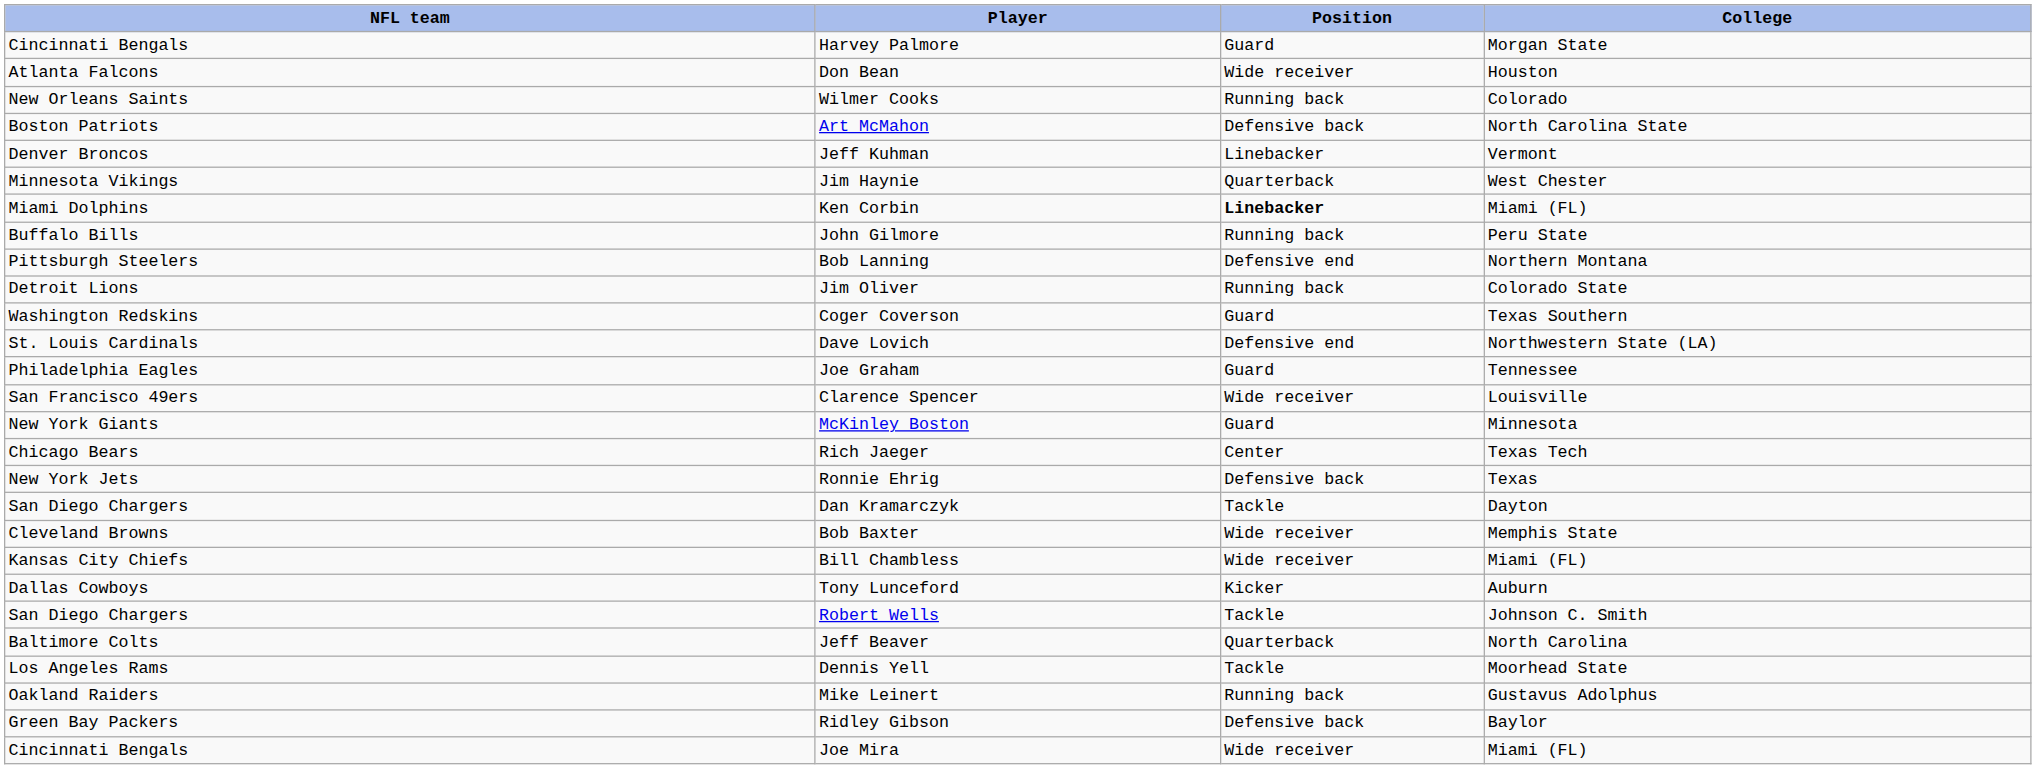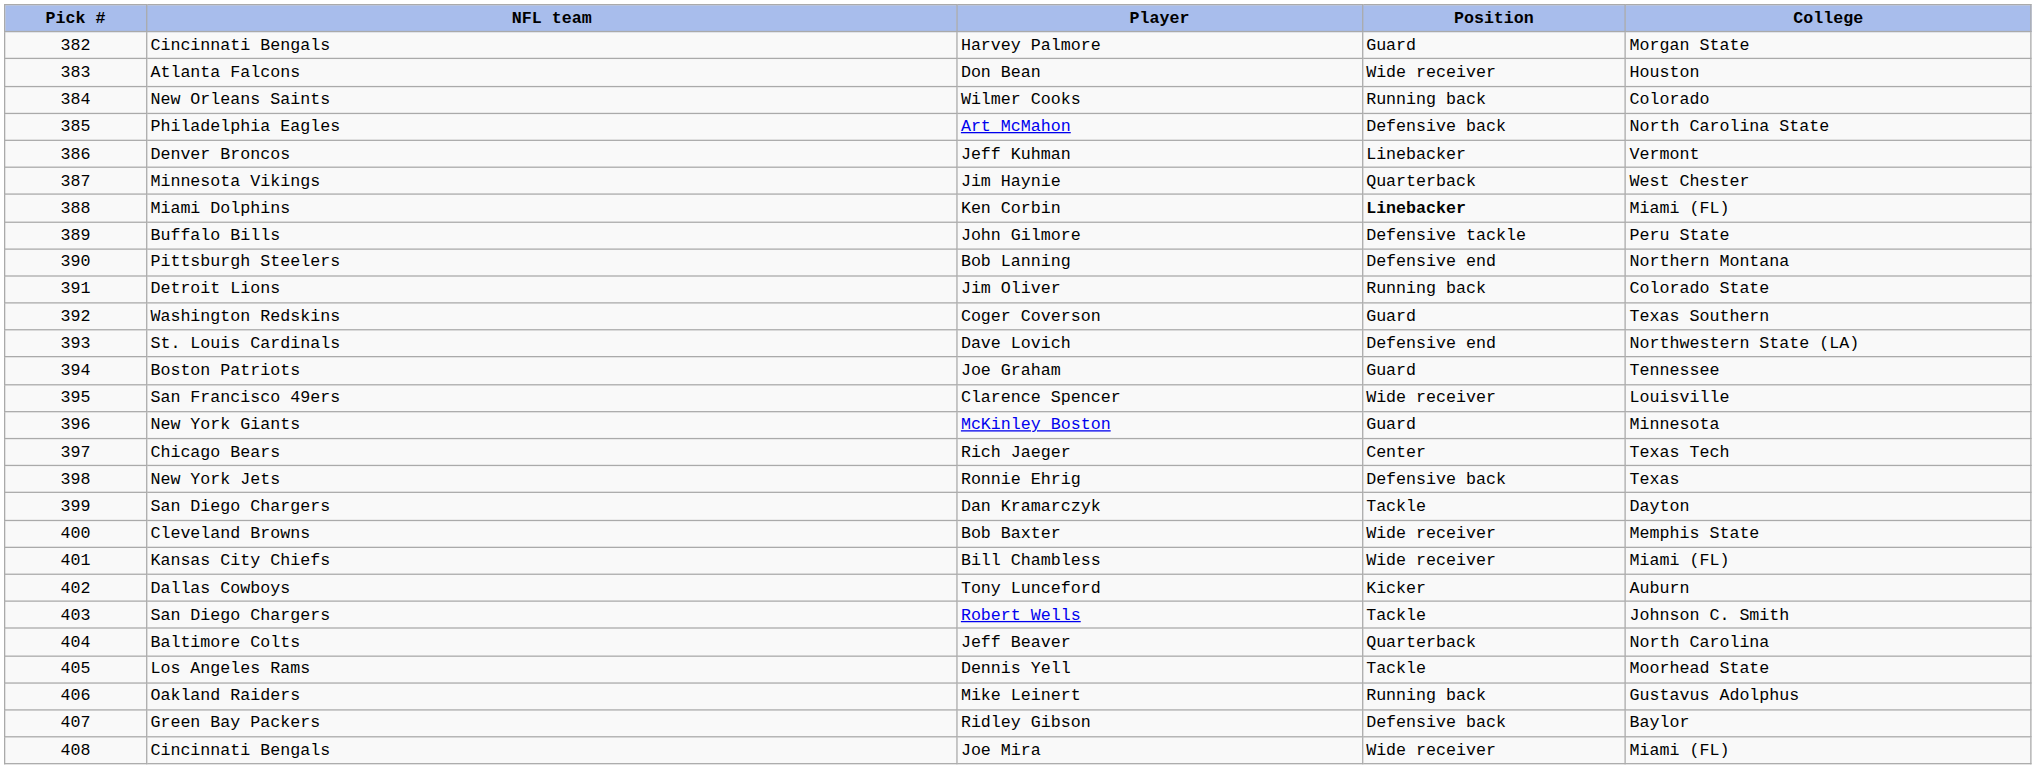+ column: (76, 18)
(83, 127) Boston Patriots -> (245, 127) Philadelphia Eagles
(1284, 235) Running back -> (1446, 235) Defensive tackle
(103, 371) Philadelphia Eagles -> (225, 371) Boston Patriots
